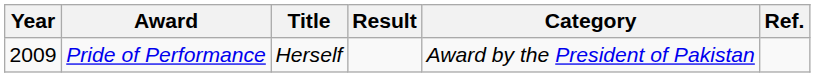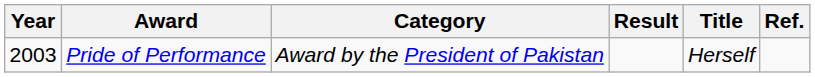columns swapped: (591, 21) <-> (309, 21)
(33, 54) 2009 -> (33, 54) 2003
